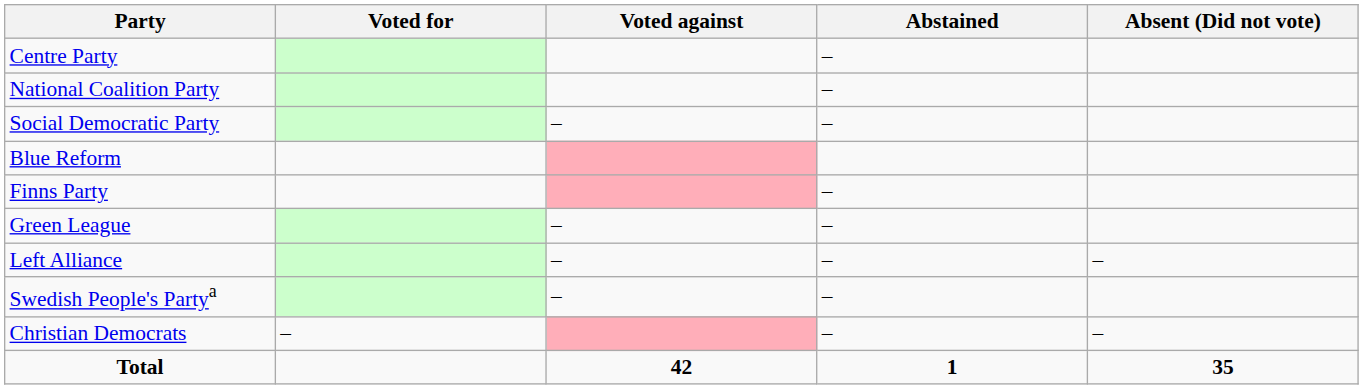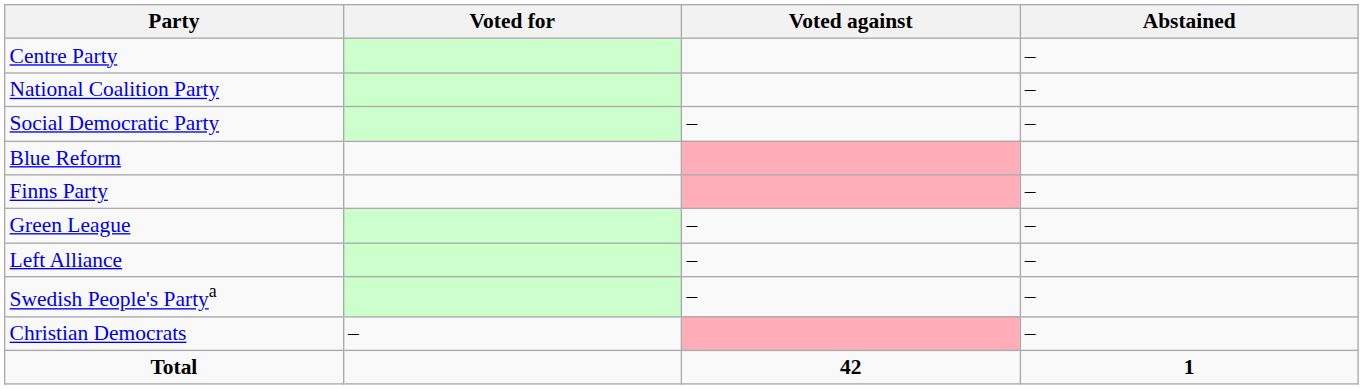- column: (1223, 21)
